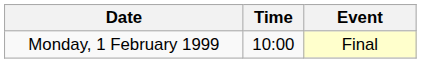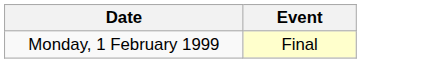- column: (273, 17)
